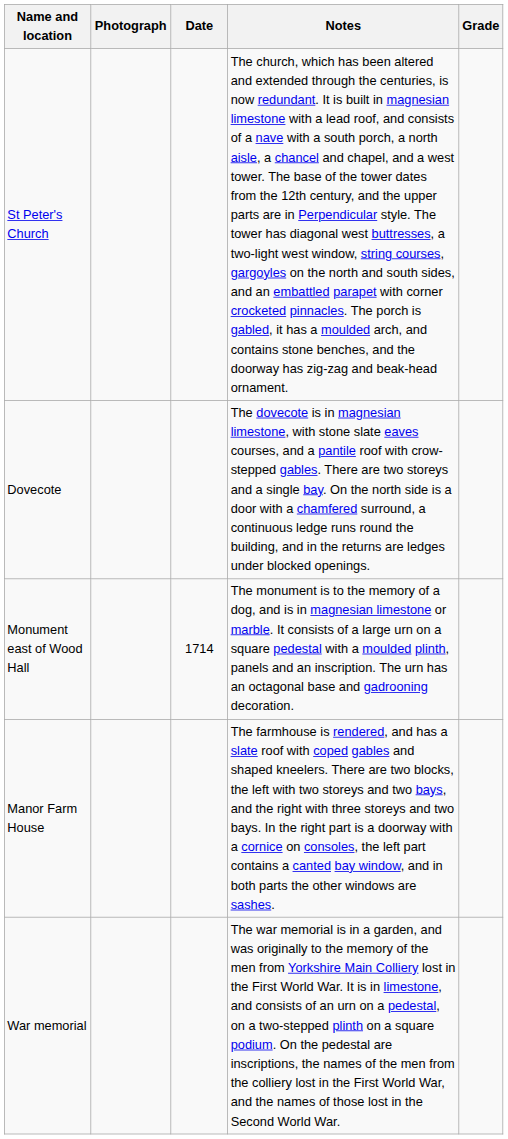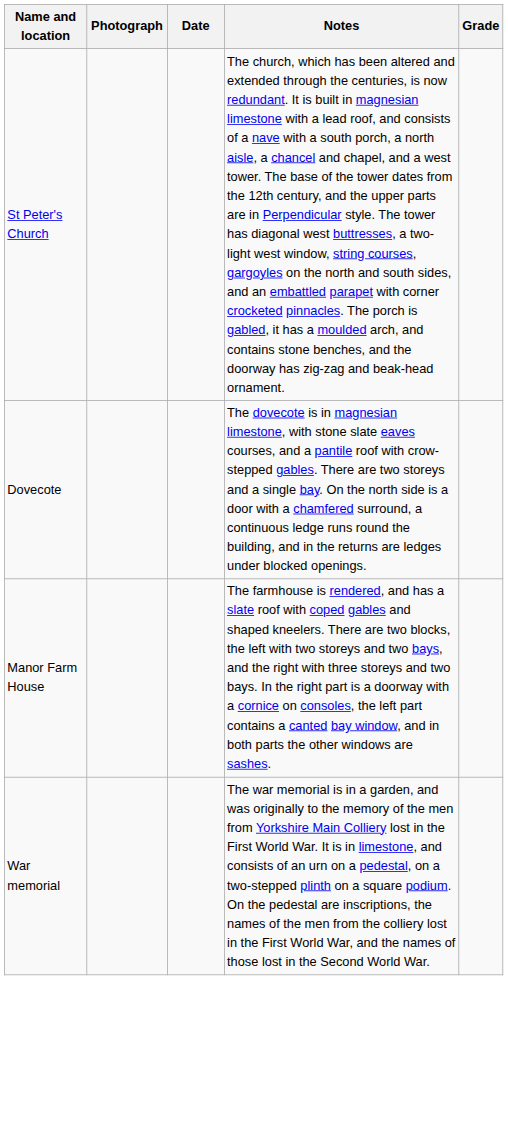- row: (45, 649)
